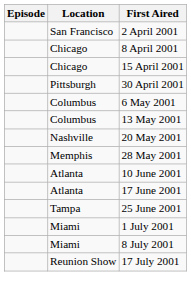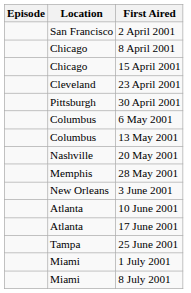+ row: (149, 84)
+ row: (145, 191)
- row: (150, 262)
